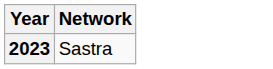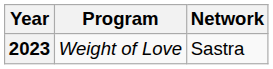+ column: (120, 19)
